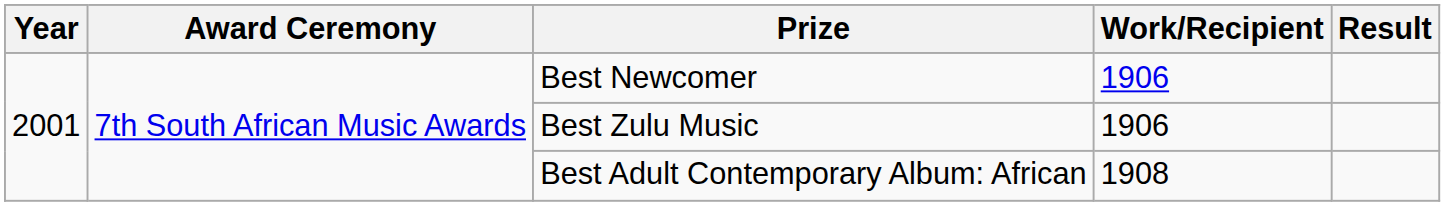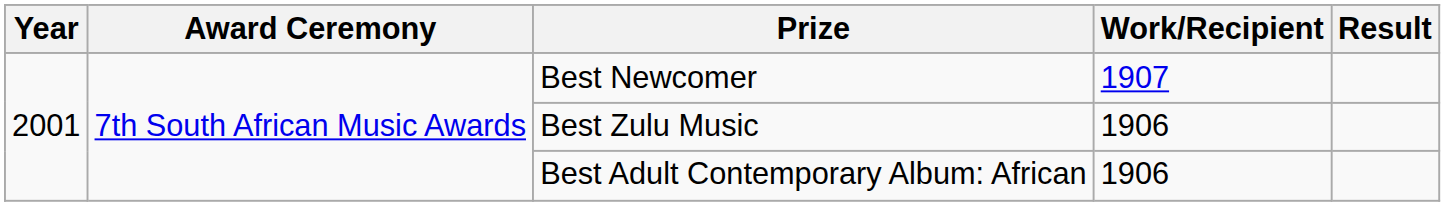(1135, 77) 1906 -> (1135, 77) 1907
(1135, 175) 1908 -> (1135, 175) 1906
